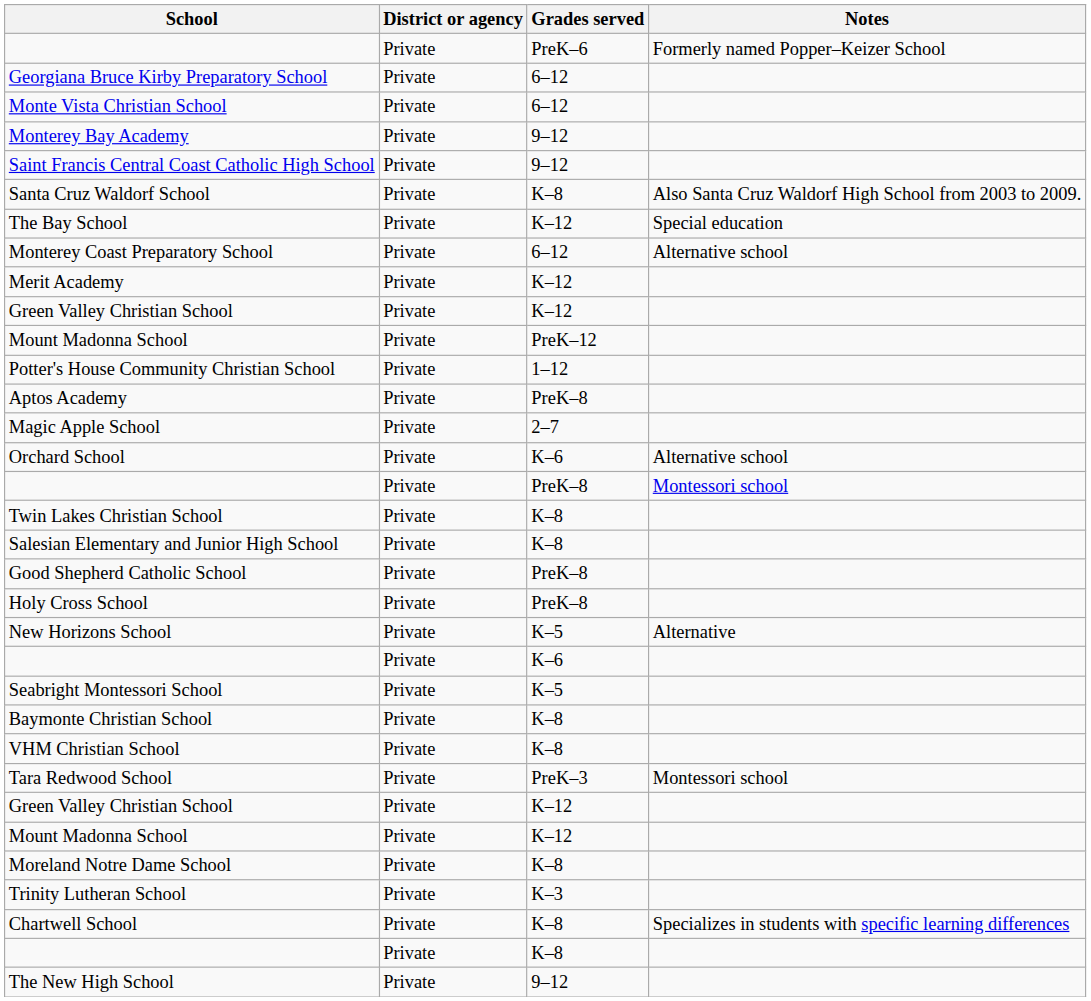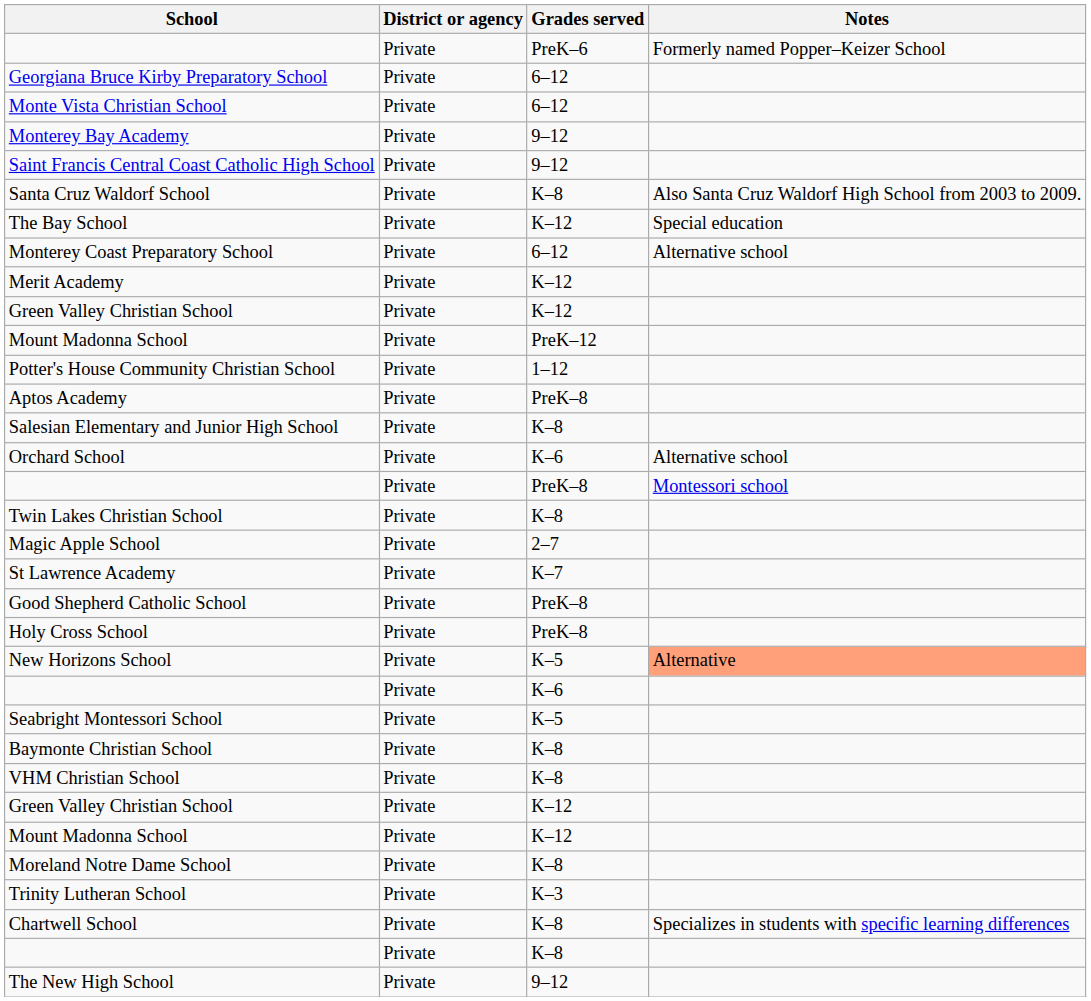rows swapped: (84, 427) <-> (174, 544)
+ row: (92, 573)
(694, 631) no background -> (694, 661) lightsalmon background
- row: (90, 777)
